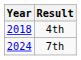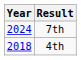rows swapped: (55, 30) <-> (55, 46)
